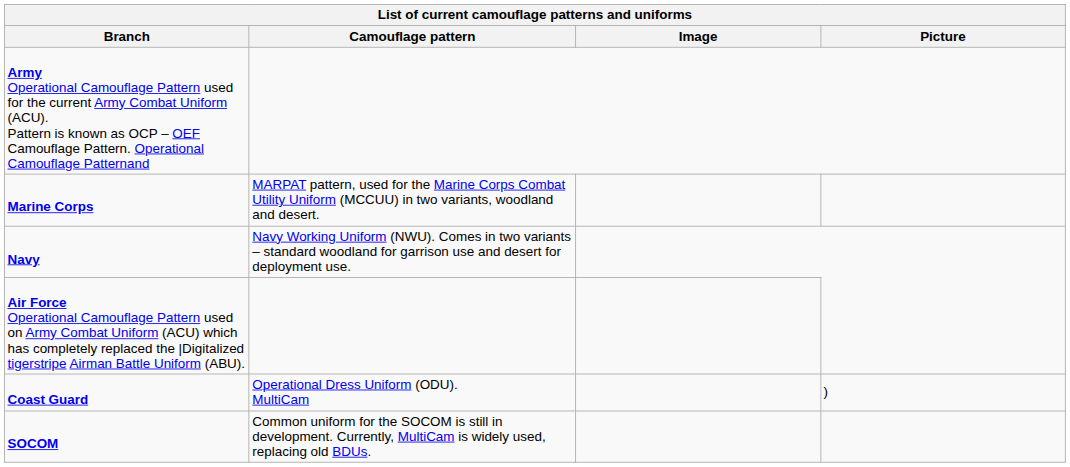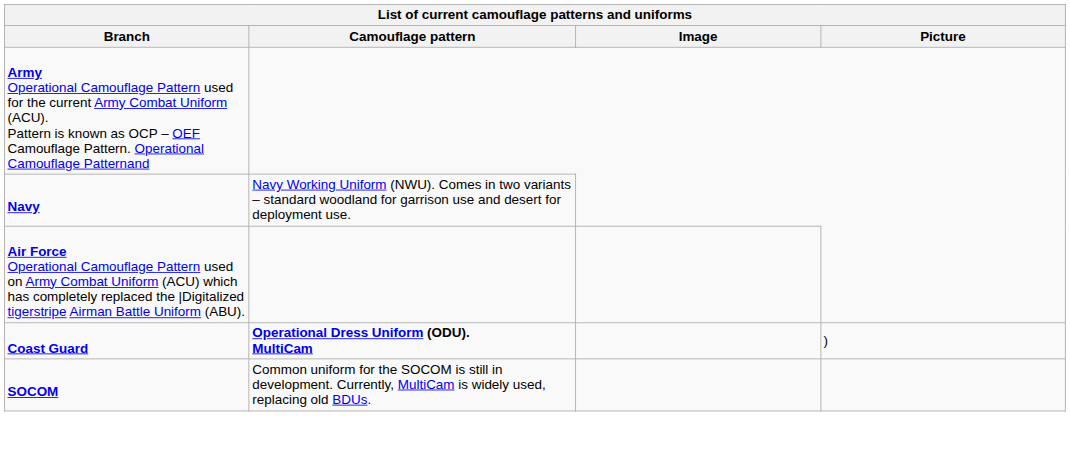- row: (50, 207)
(355, 392) normal -> (361, 340) bold
